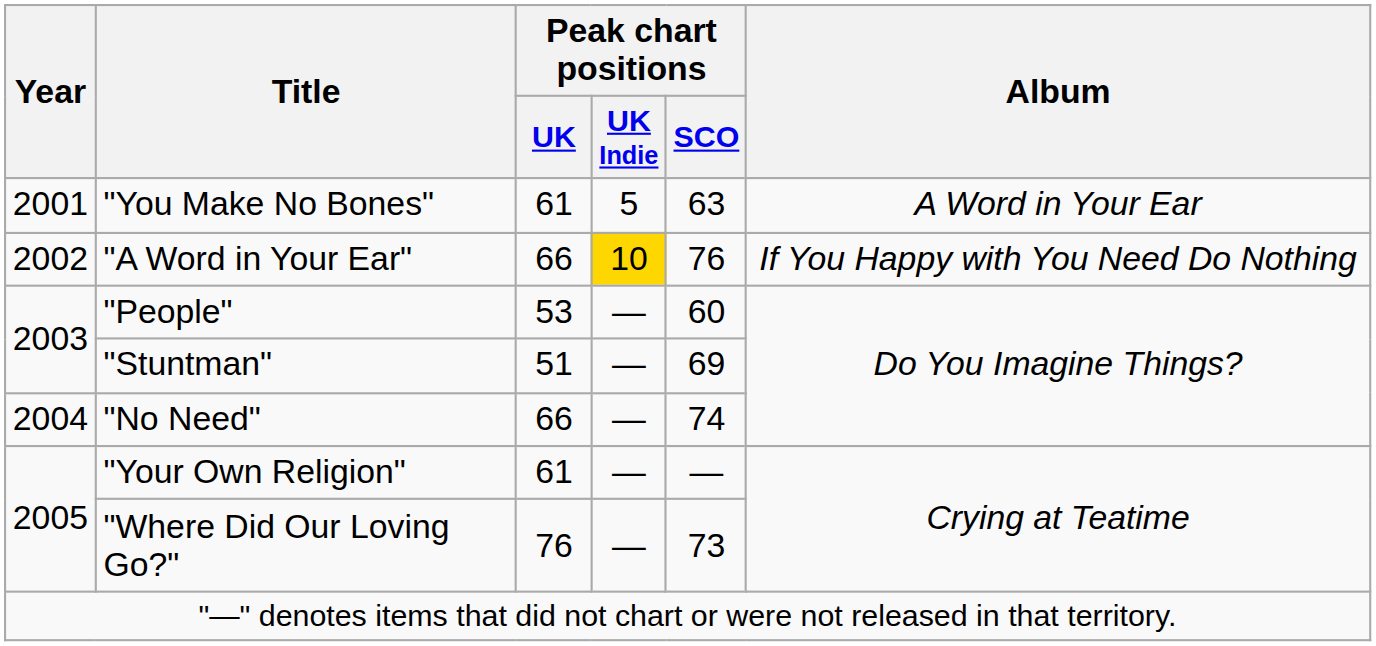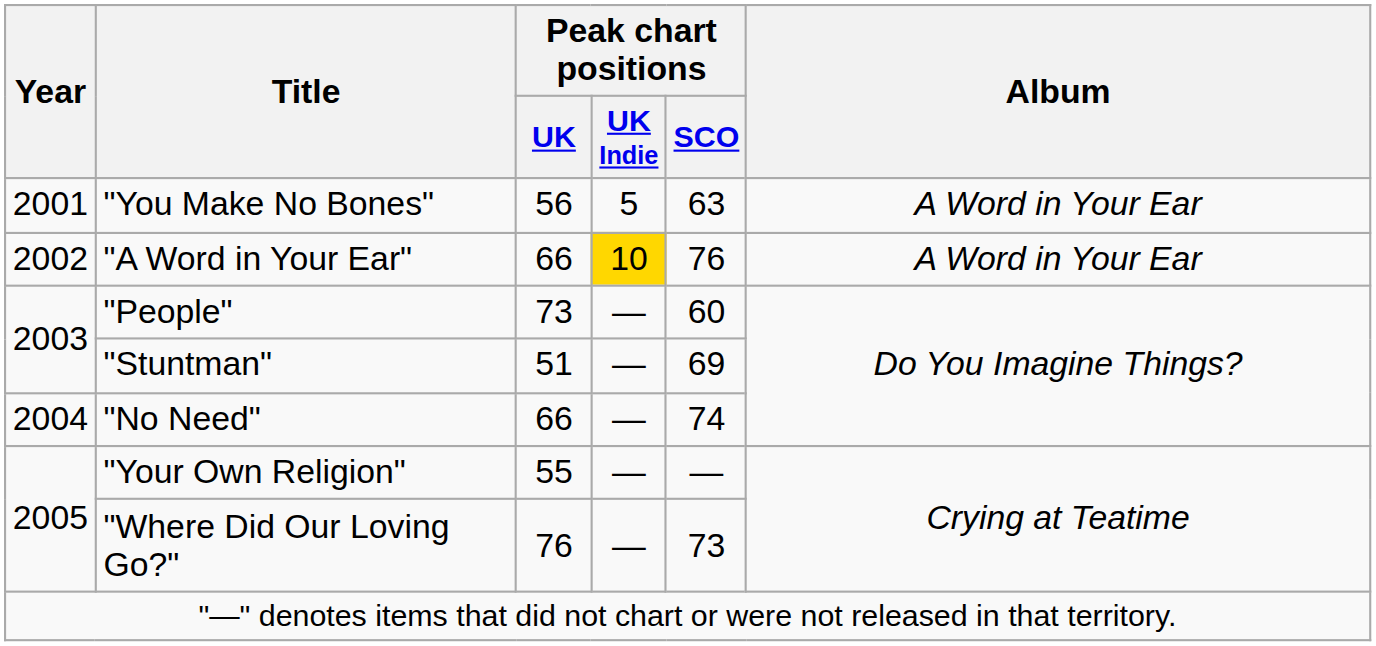(554, 204) 61 -> (554, 204) 56
(1058, 258) If You Happy with You Need Do Nothing -> (1058, 258) A Word in Your Ear
(554, 311) 53 -> (554, 311) 73
(554, 472) 61 -> (554, 472) 55
